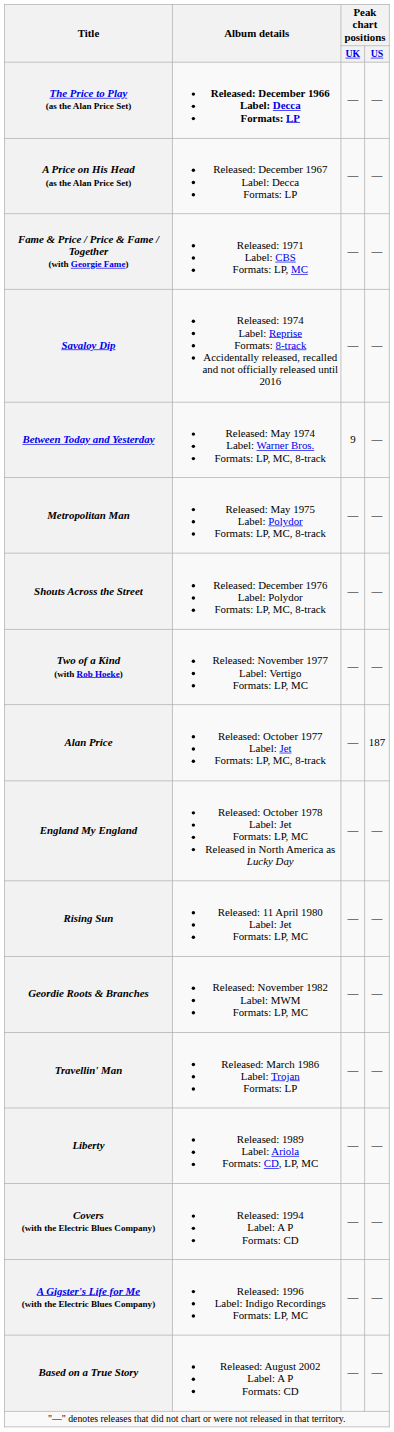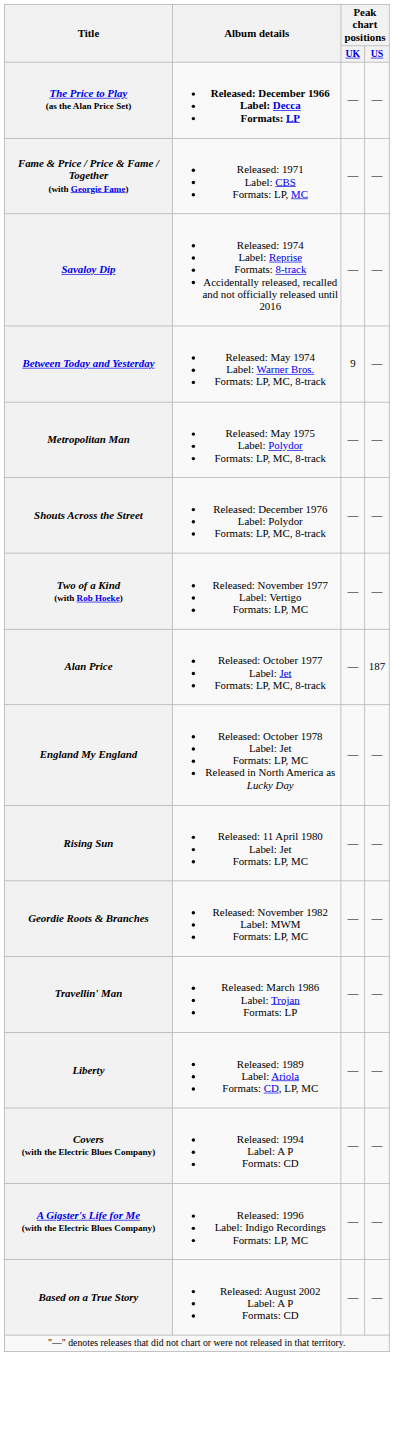- row: (88, 175)
